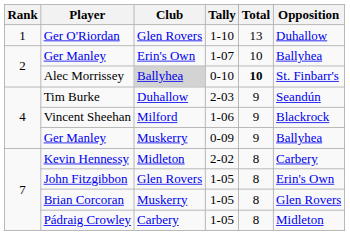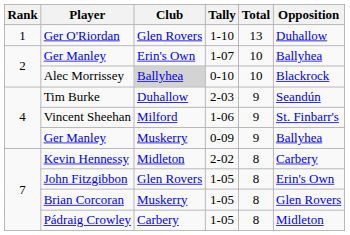(256, 76) bold -> (256, 76) normal
(308, 76) St. Finbarr's -> (303, 76) Blackrock
(303, 117) Blackrock -> (308, 117) St. Finbarr's
